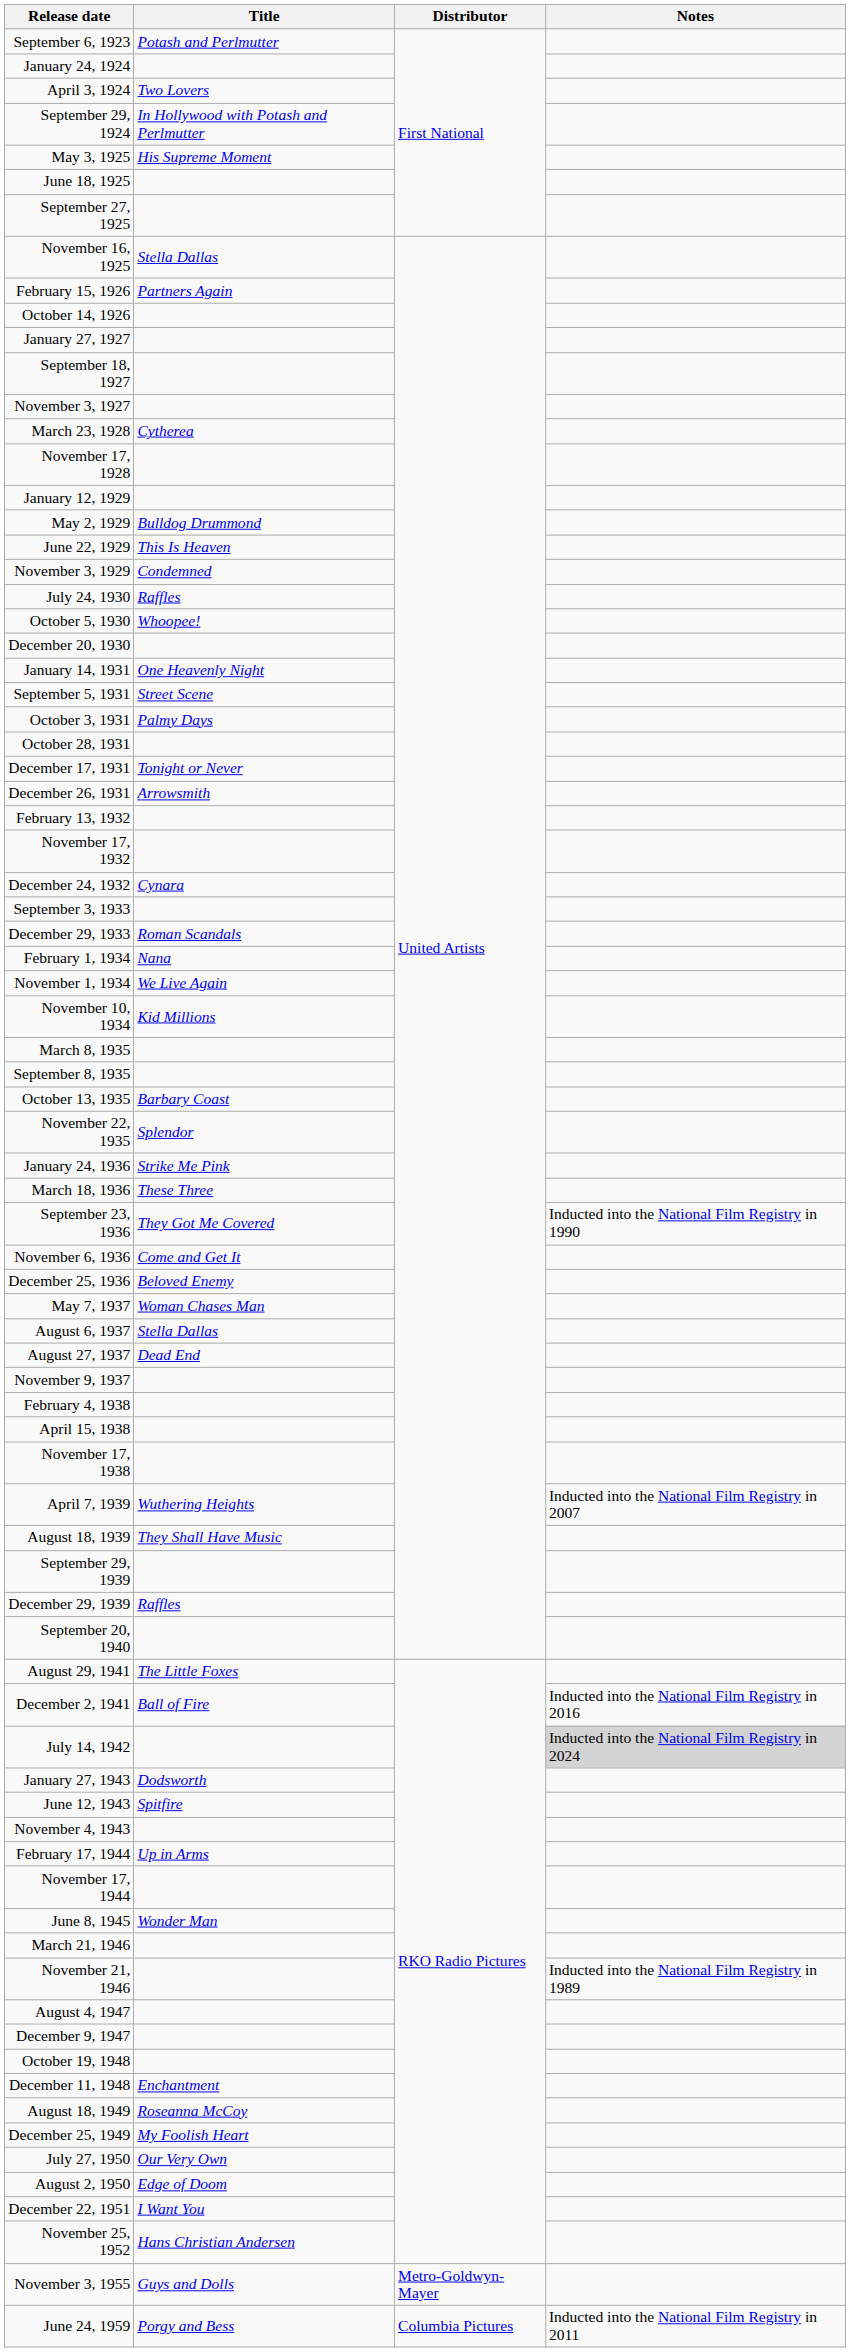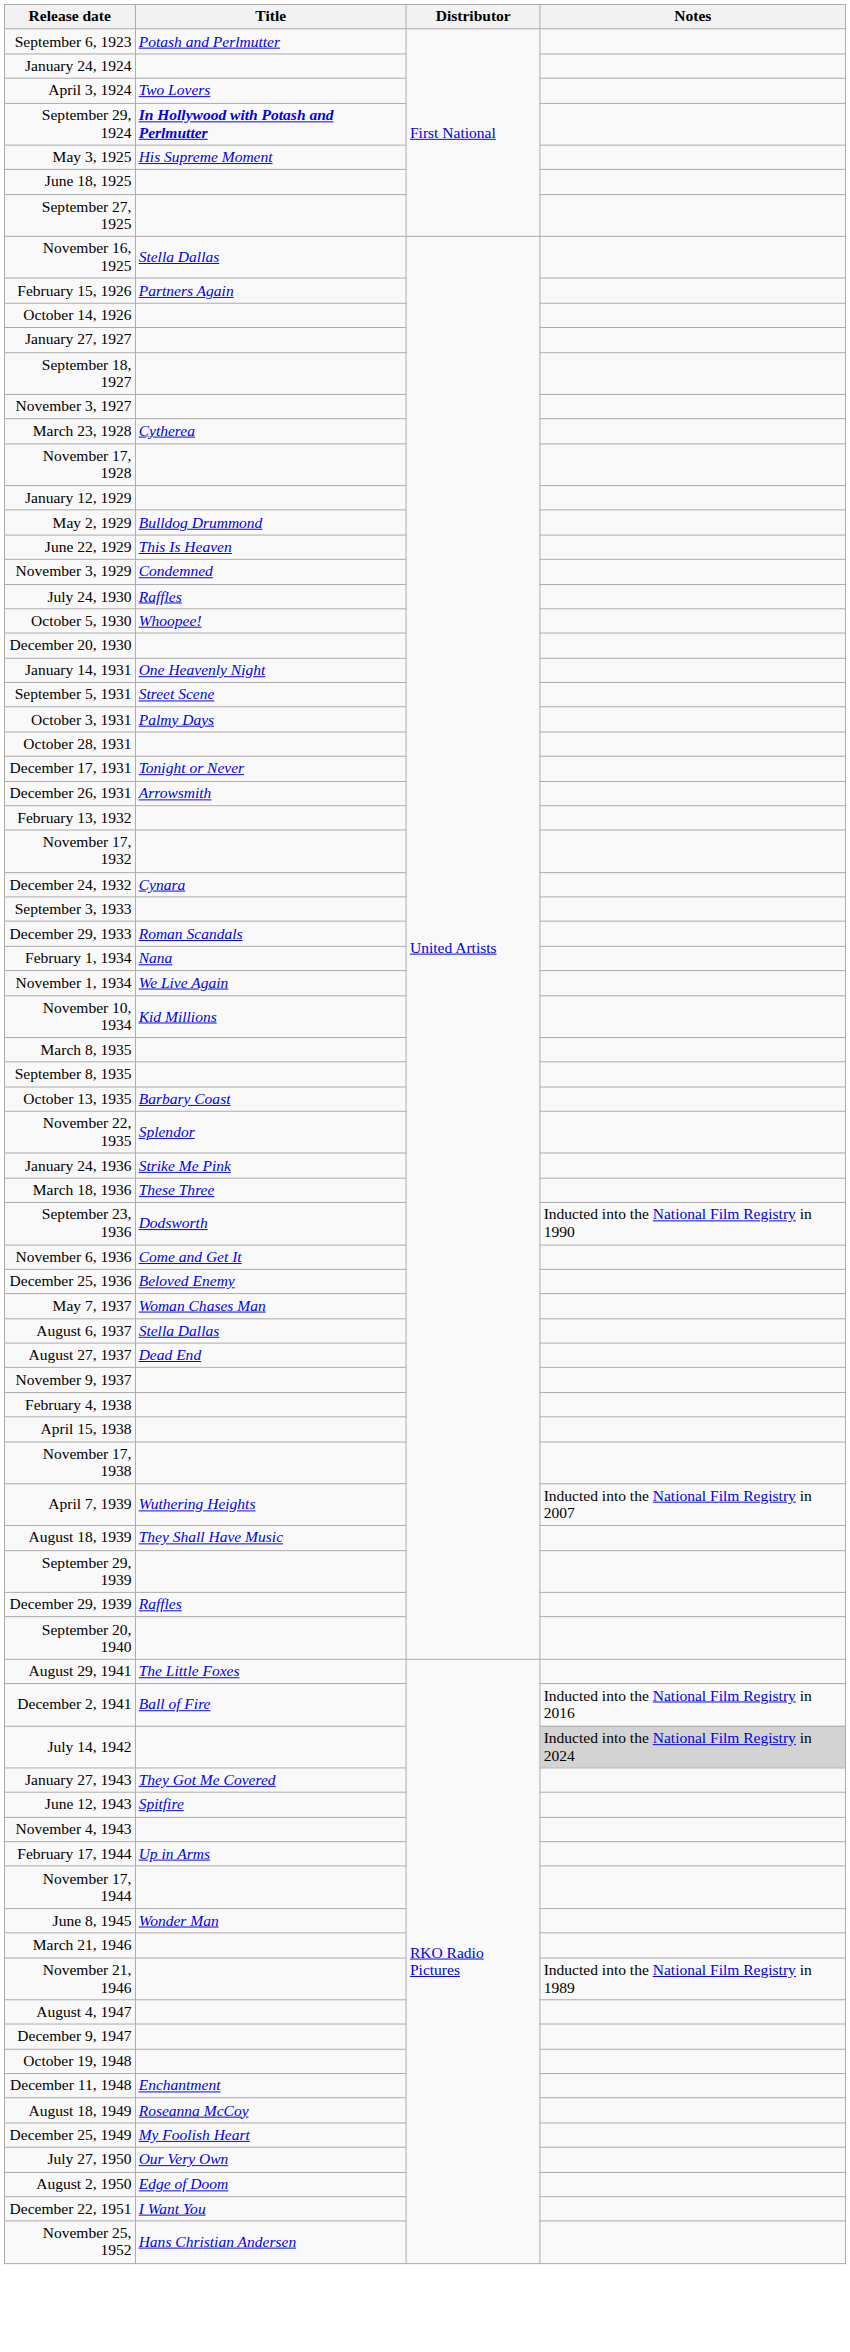(232, 123) normal -> (236, 123) bold
(206, 1223) They Got Me Covered -> (173, 1223) Dodsworth
(172, 1780) Dodsworth -> (207, 1780) They Got Me Covered
- row: (72, 2284)
- row: (87, 2326)
